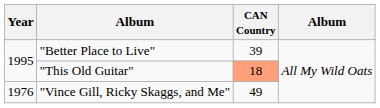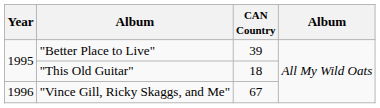(256, 71) lightsalmon background -> (256, 71) no background
(21, 92) 1976 -> (21, 92) 1996
(256, 92) 49 -> (256, 92) 67
